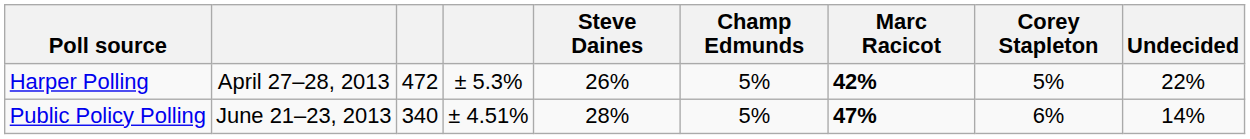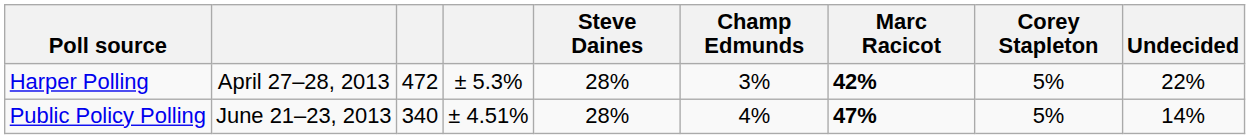(607, 81) 26% -> (607, 81) 28%
(754, 81) 5% -> (754, 81) 3%
(754, 116) 5% -> (754, 116) 4%
(1049, 116) 6% -> (1049, 116) 5%
